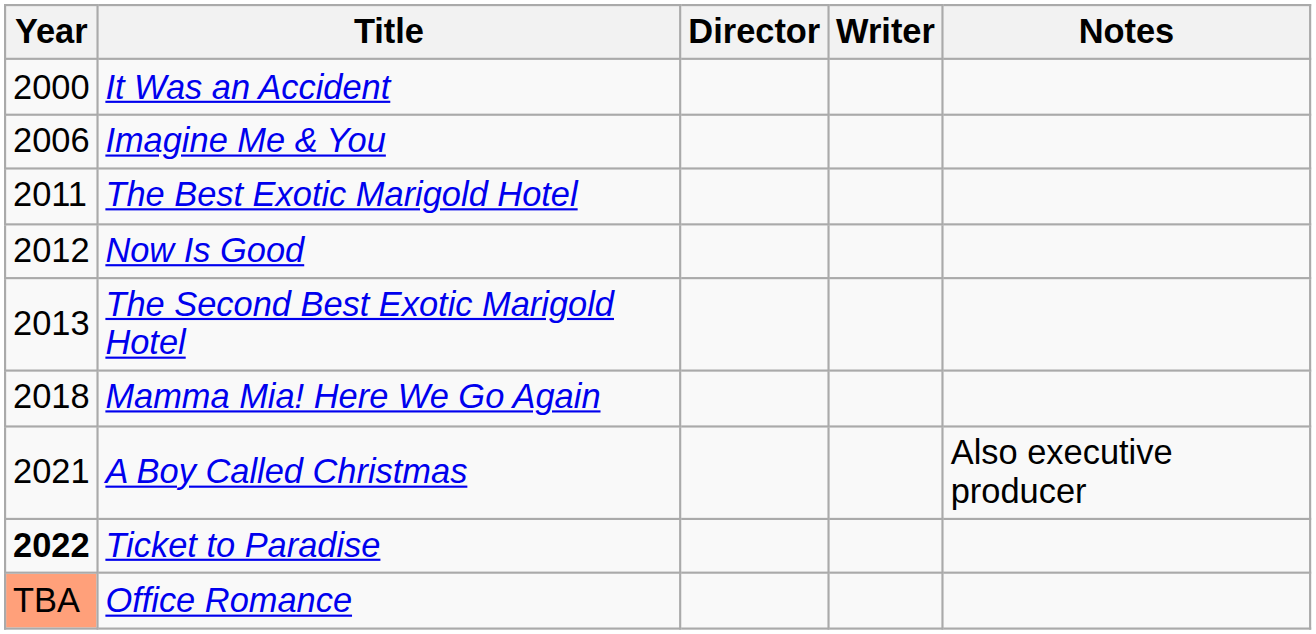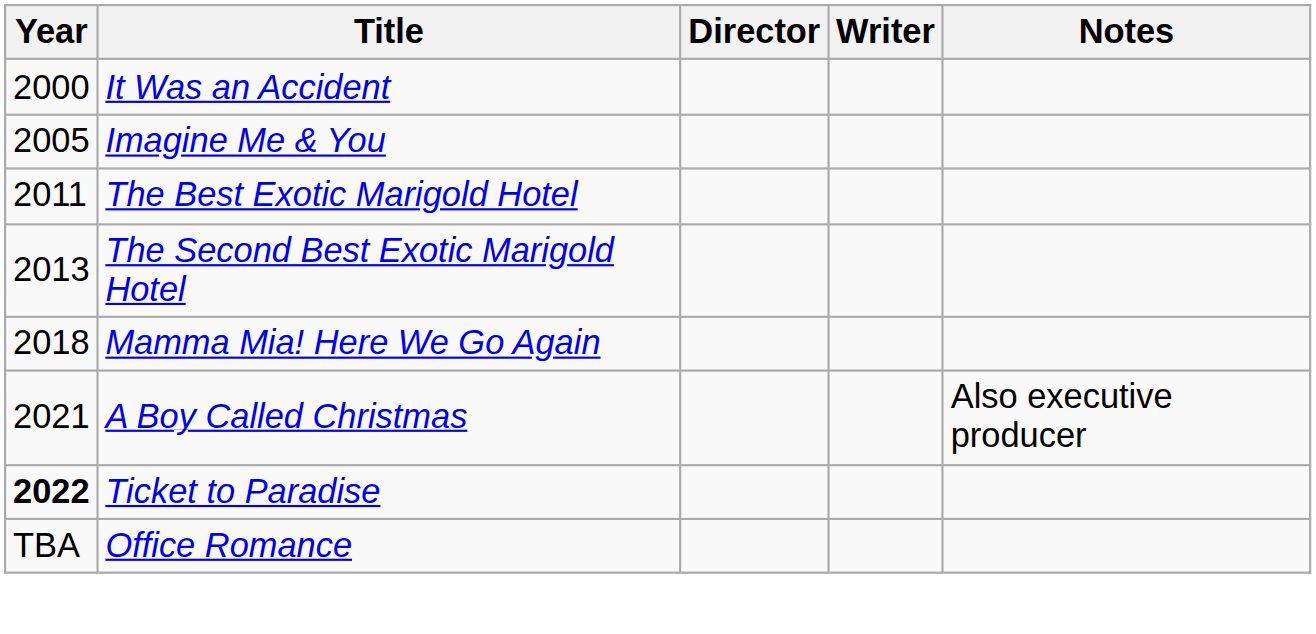(51, 140) 2006 -> (51, 140) 2005
- row: (205, 250)
(46, 600) lightsalmon background -> (46, 545) no background
